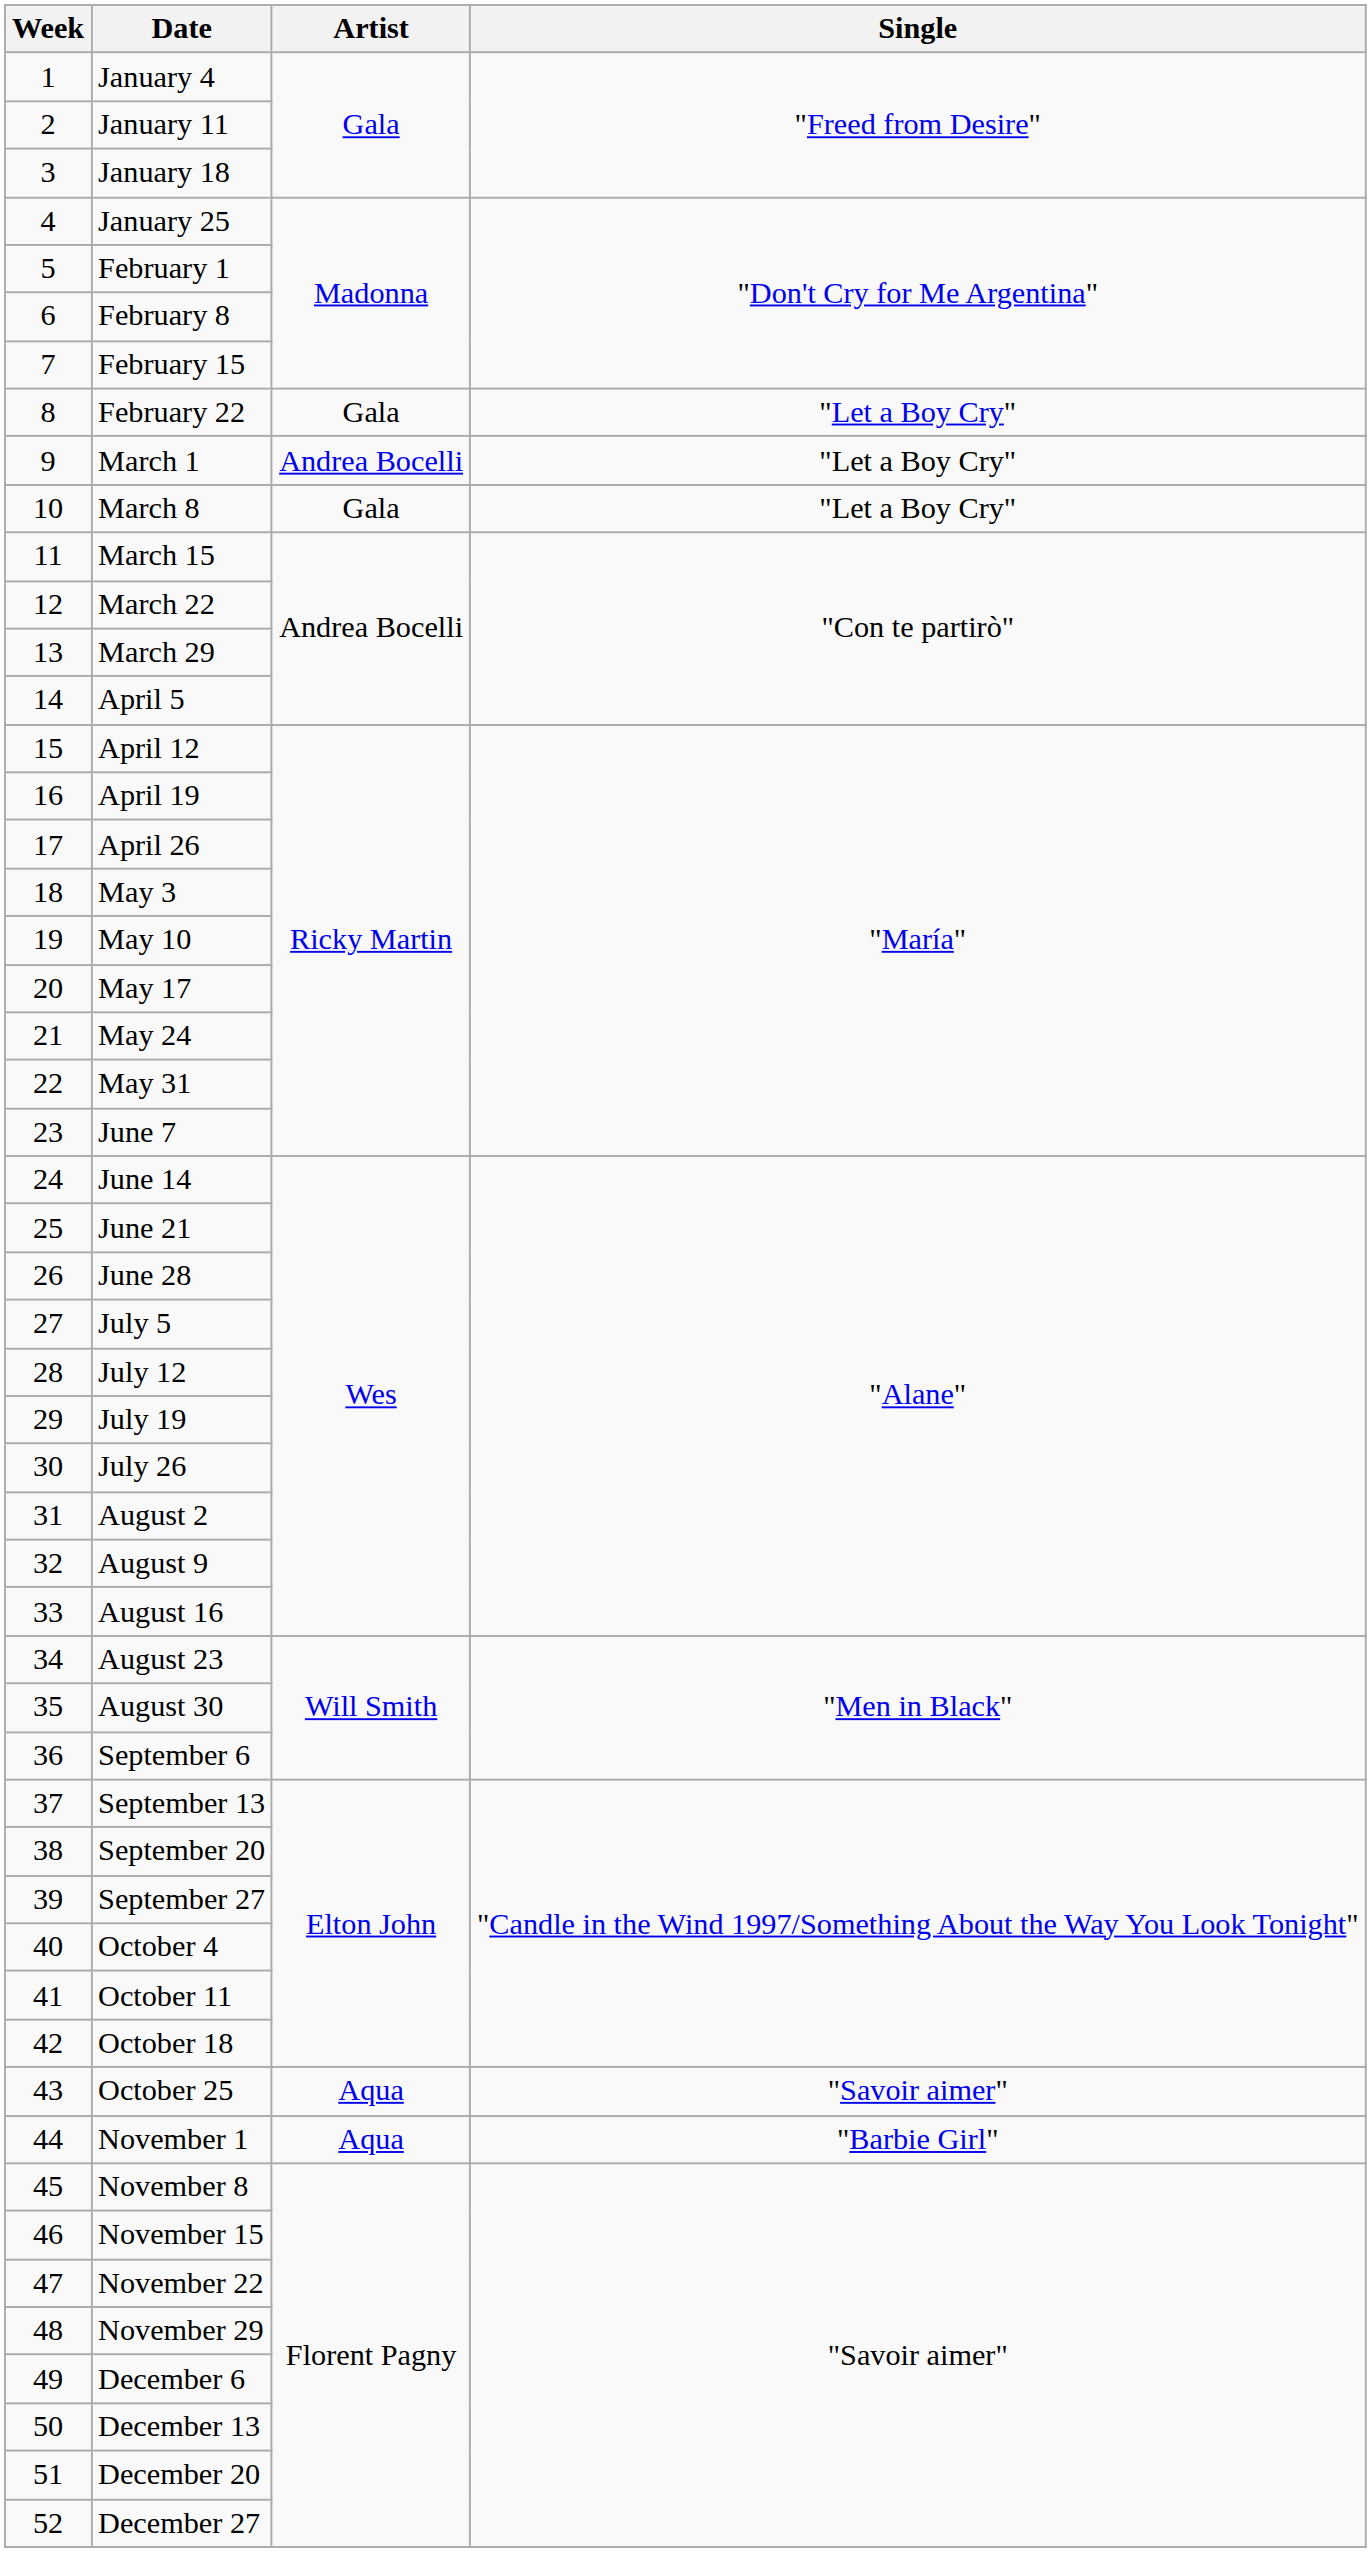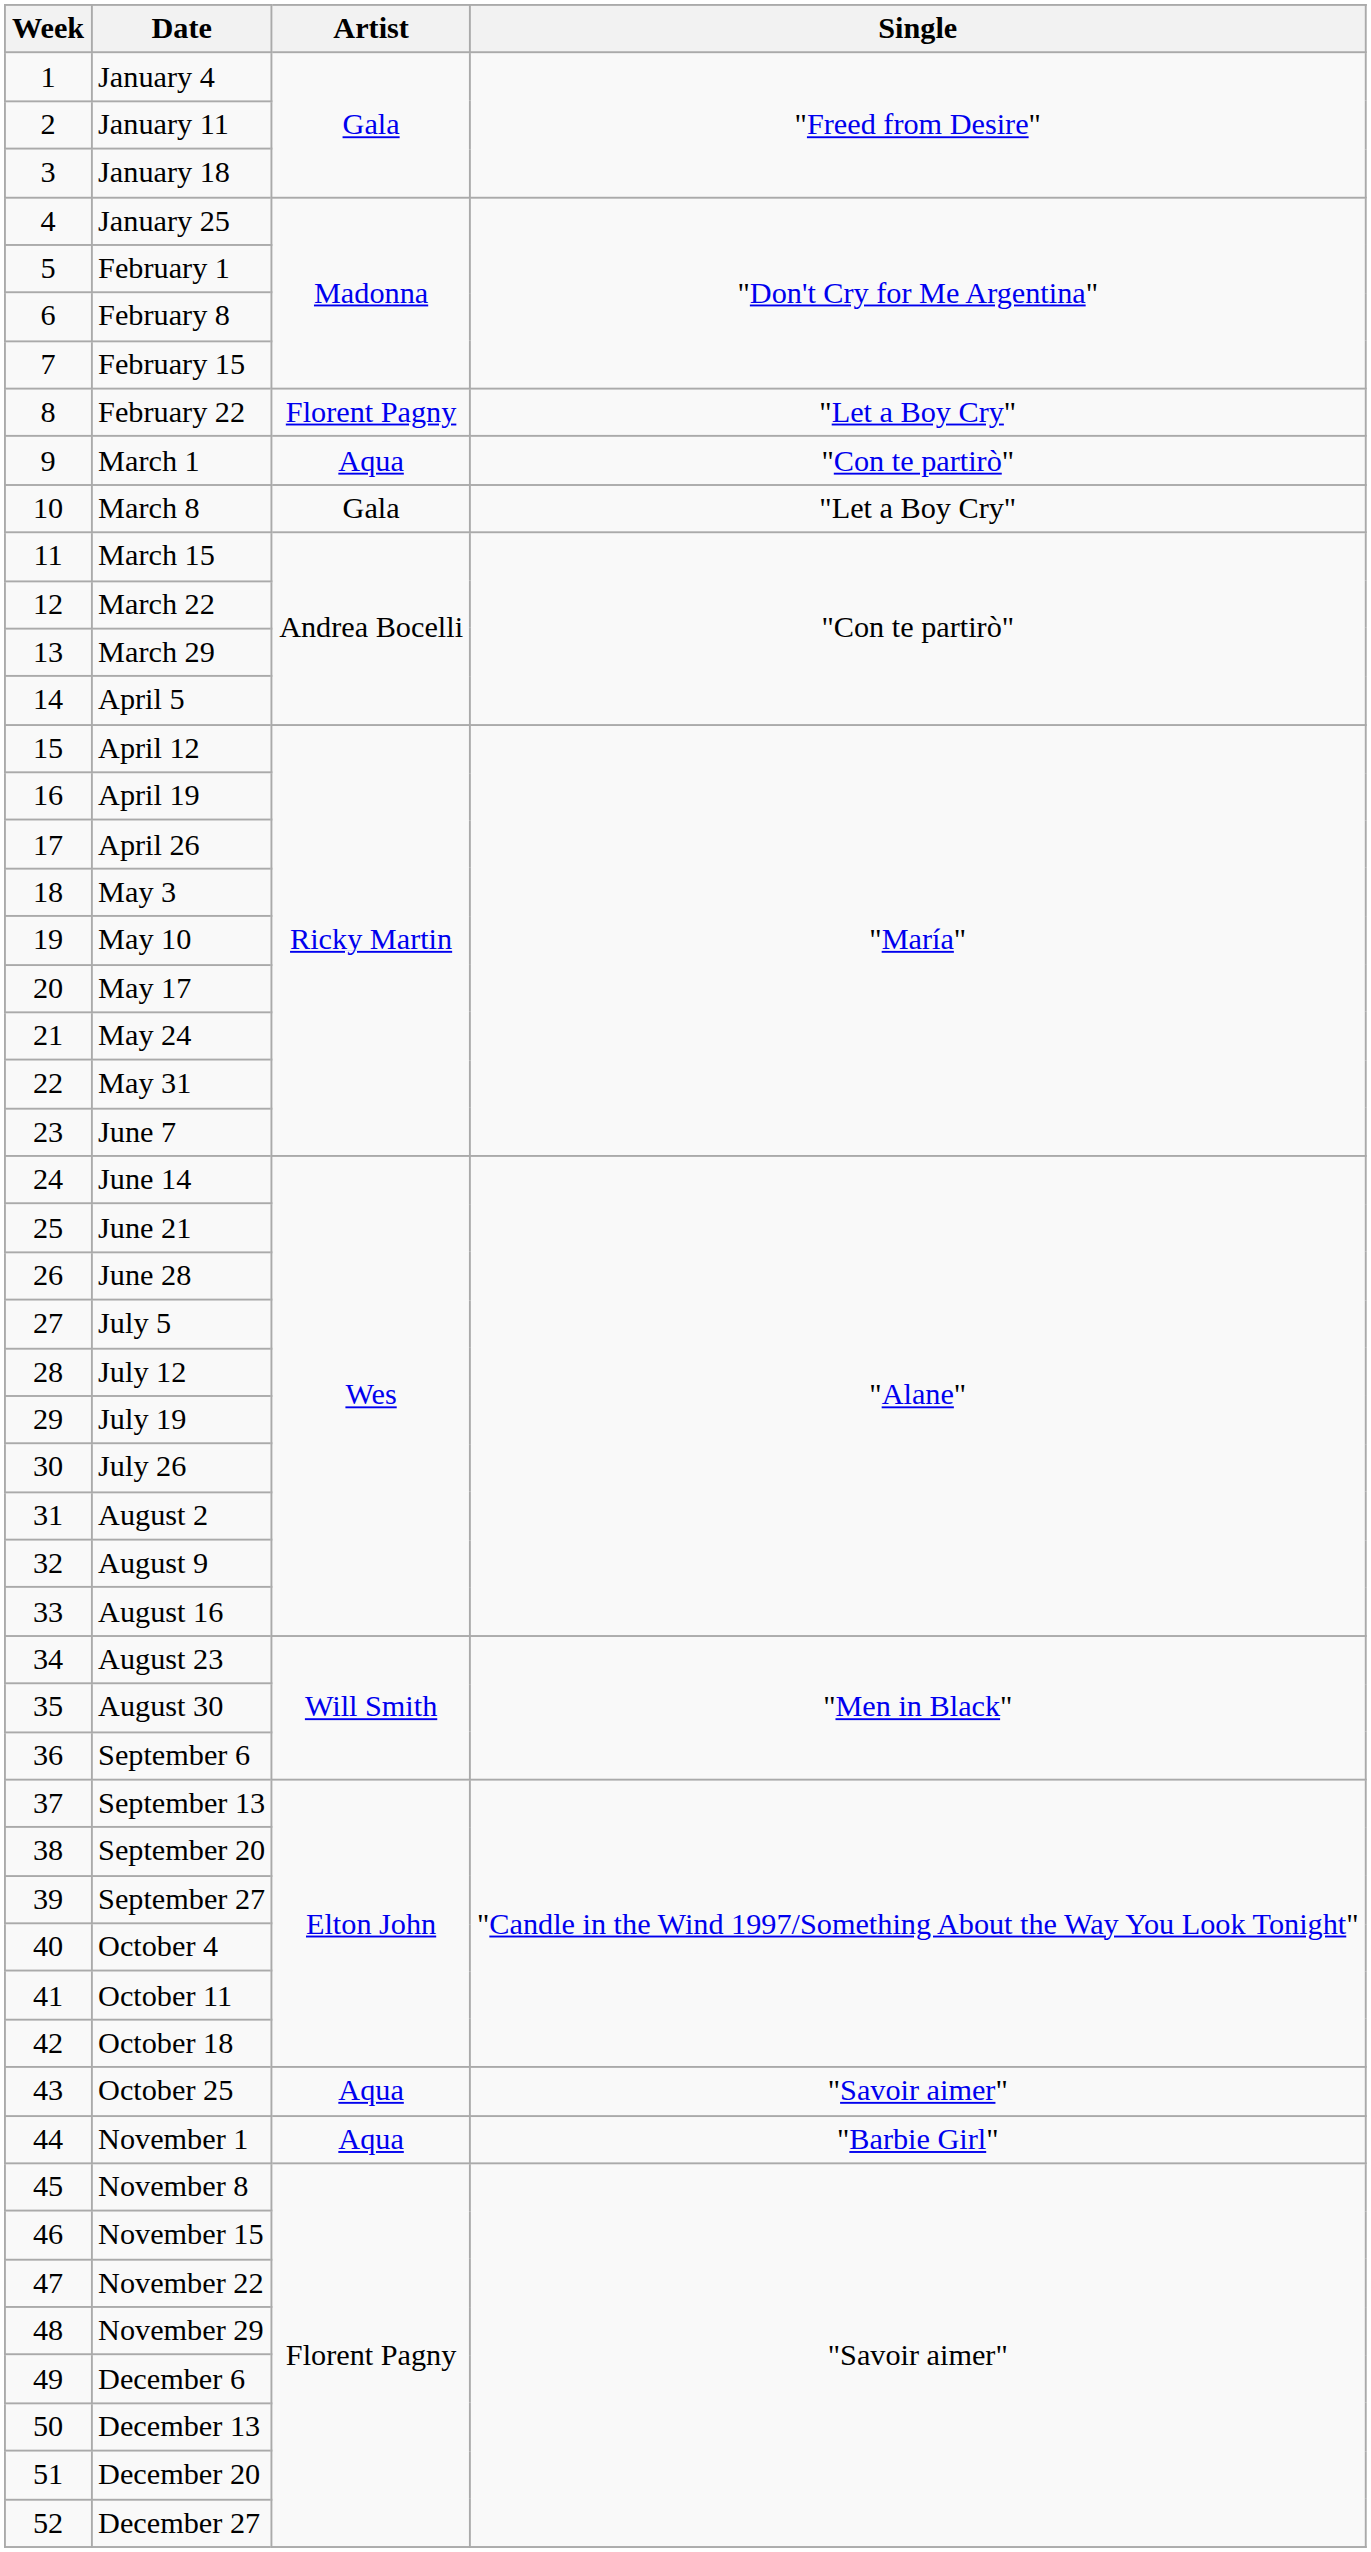(371, 412) Gala -> (371, 412) Florent Pagny
(371, 460) Andrea Bocelli -> (371, 460) Aqua
(918, 460) "Let a Boy Cry" -> (918, 460) "Con te partirò"
